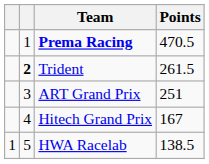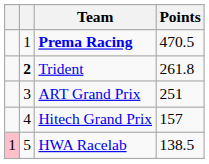(177, 68) 261.5 -> (177, 68) 261.8
(171, 119) 167 -> (171, 119) 157
(12, 144) no background -> (12, 144) pink background
